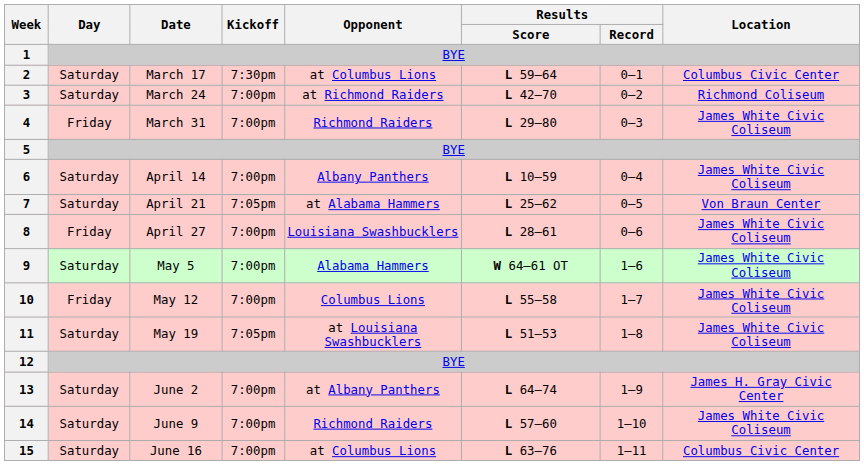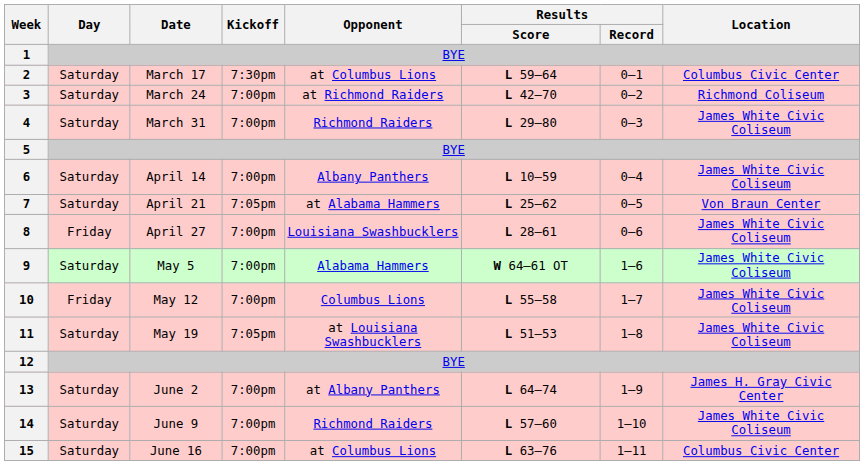(89, 122) Friday -> (89, 122) Saturday
